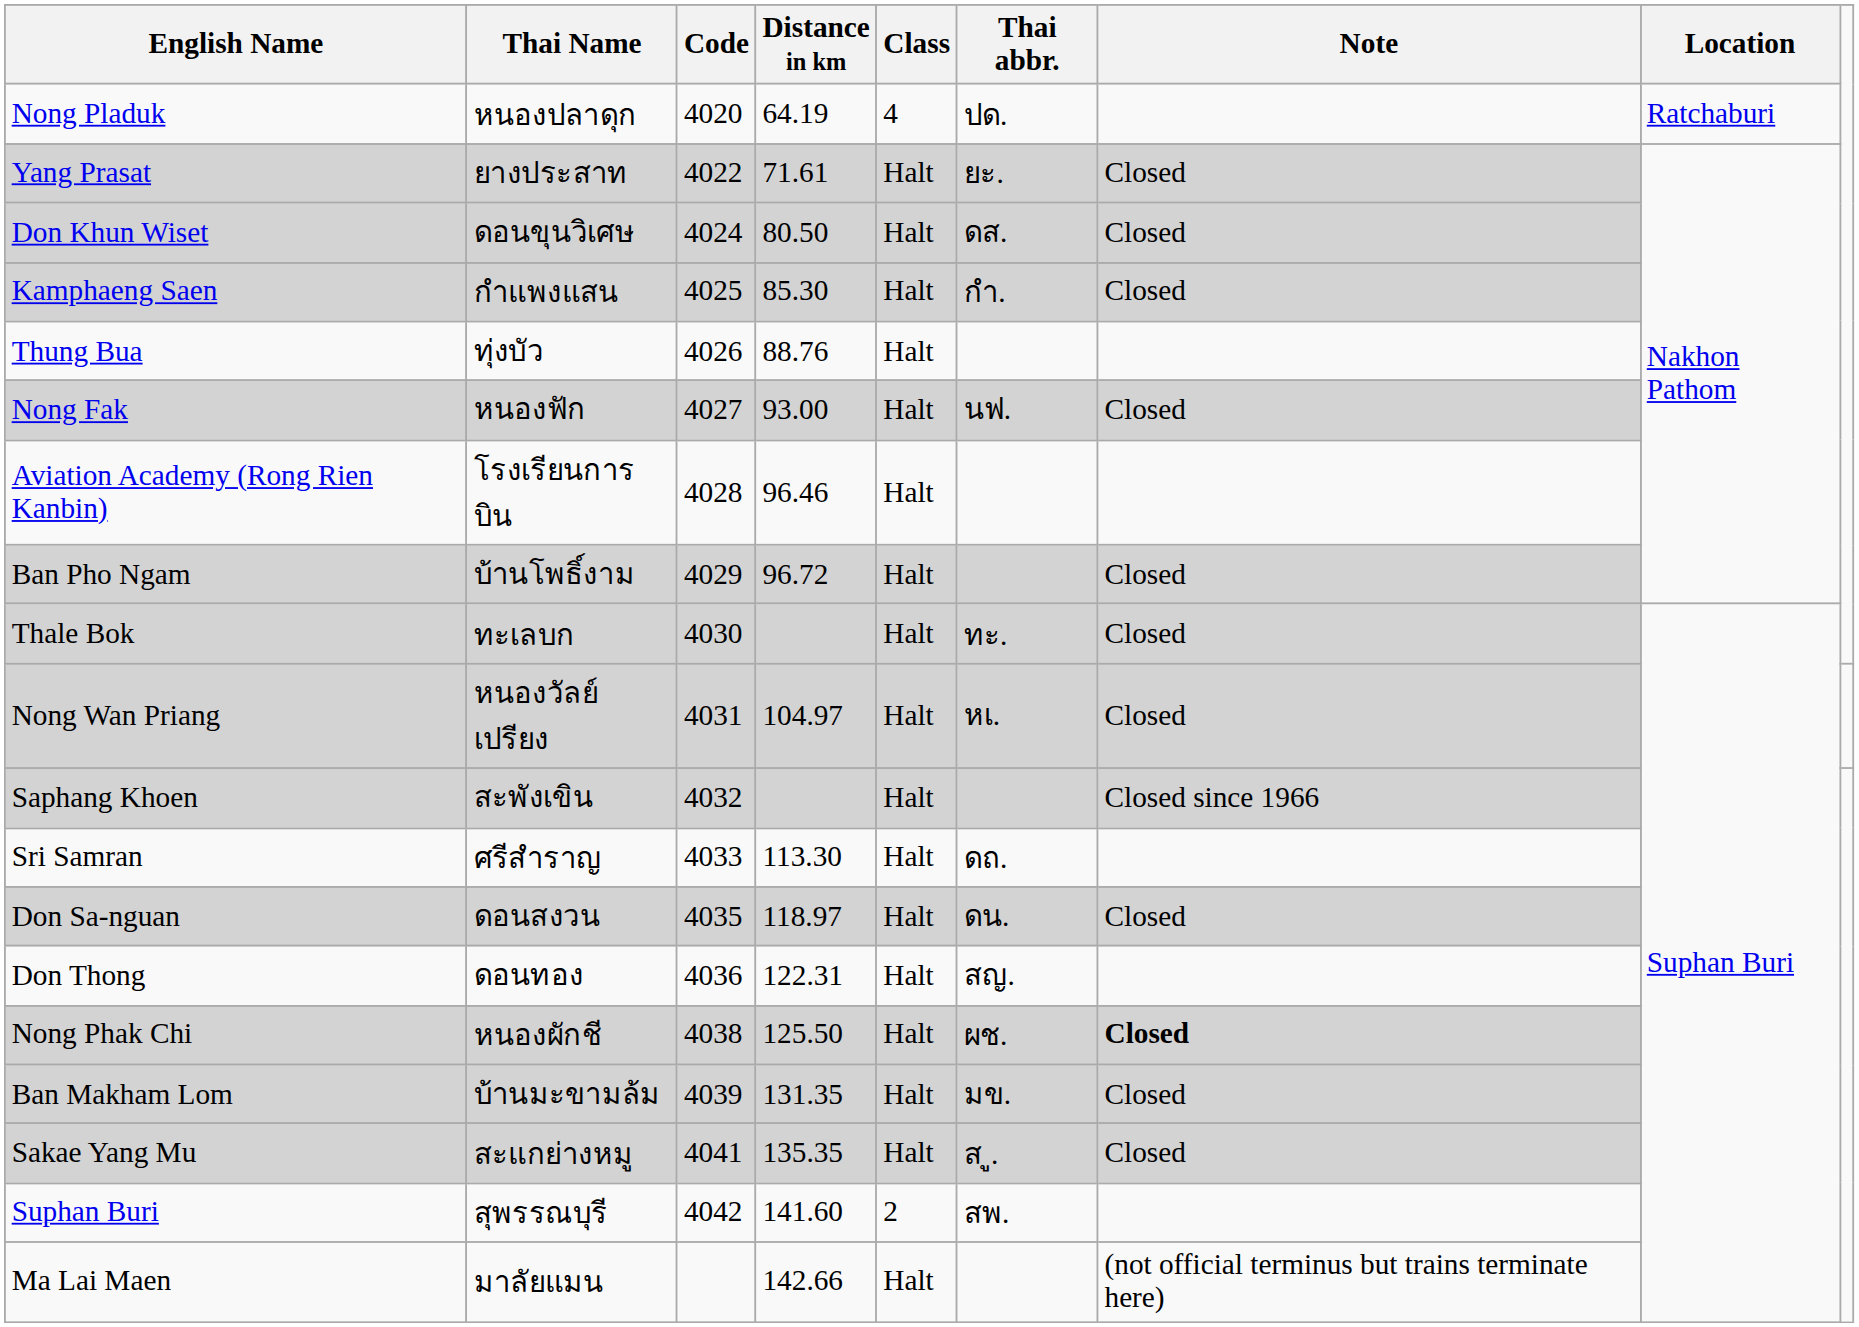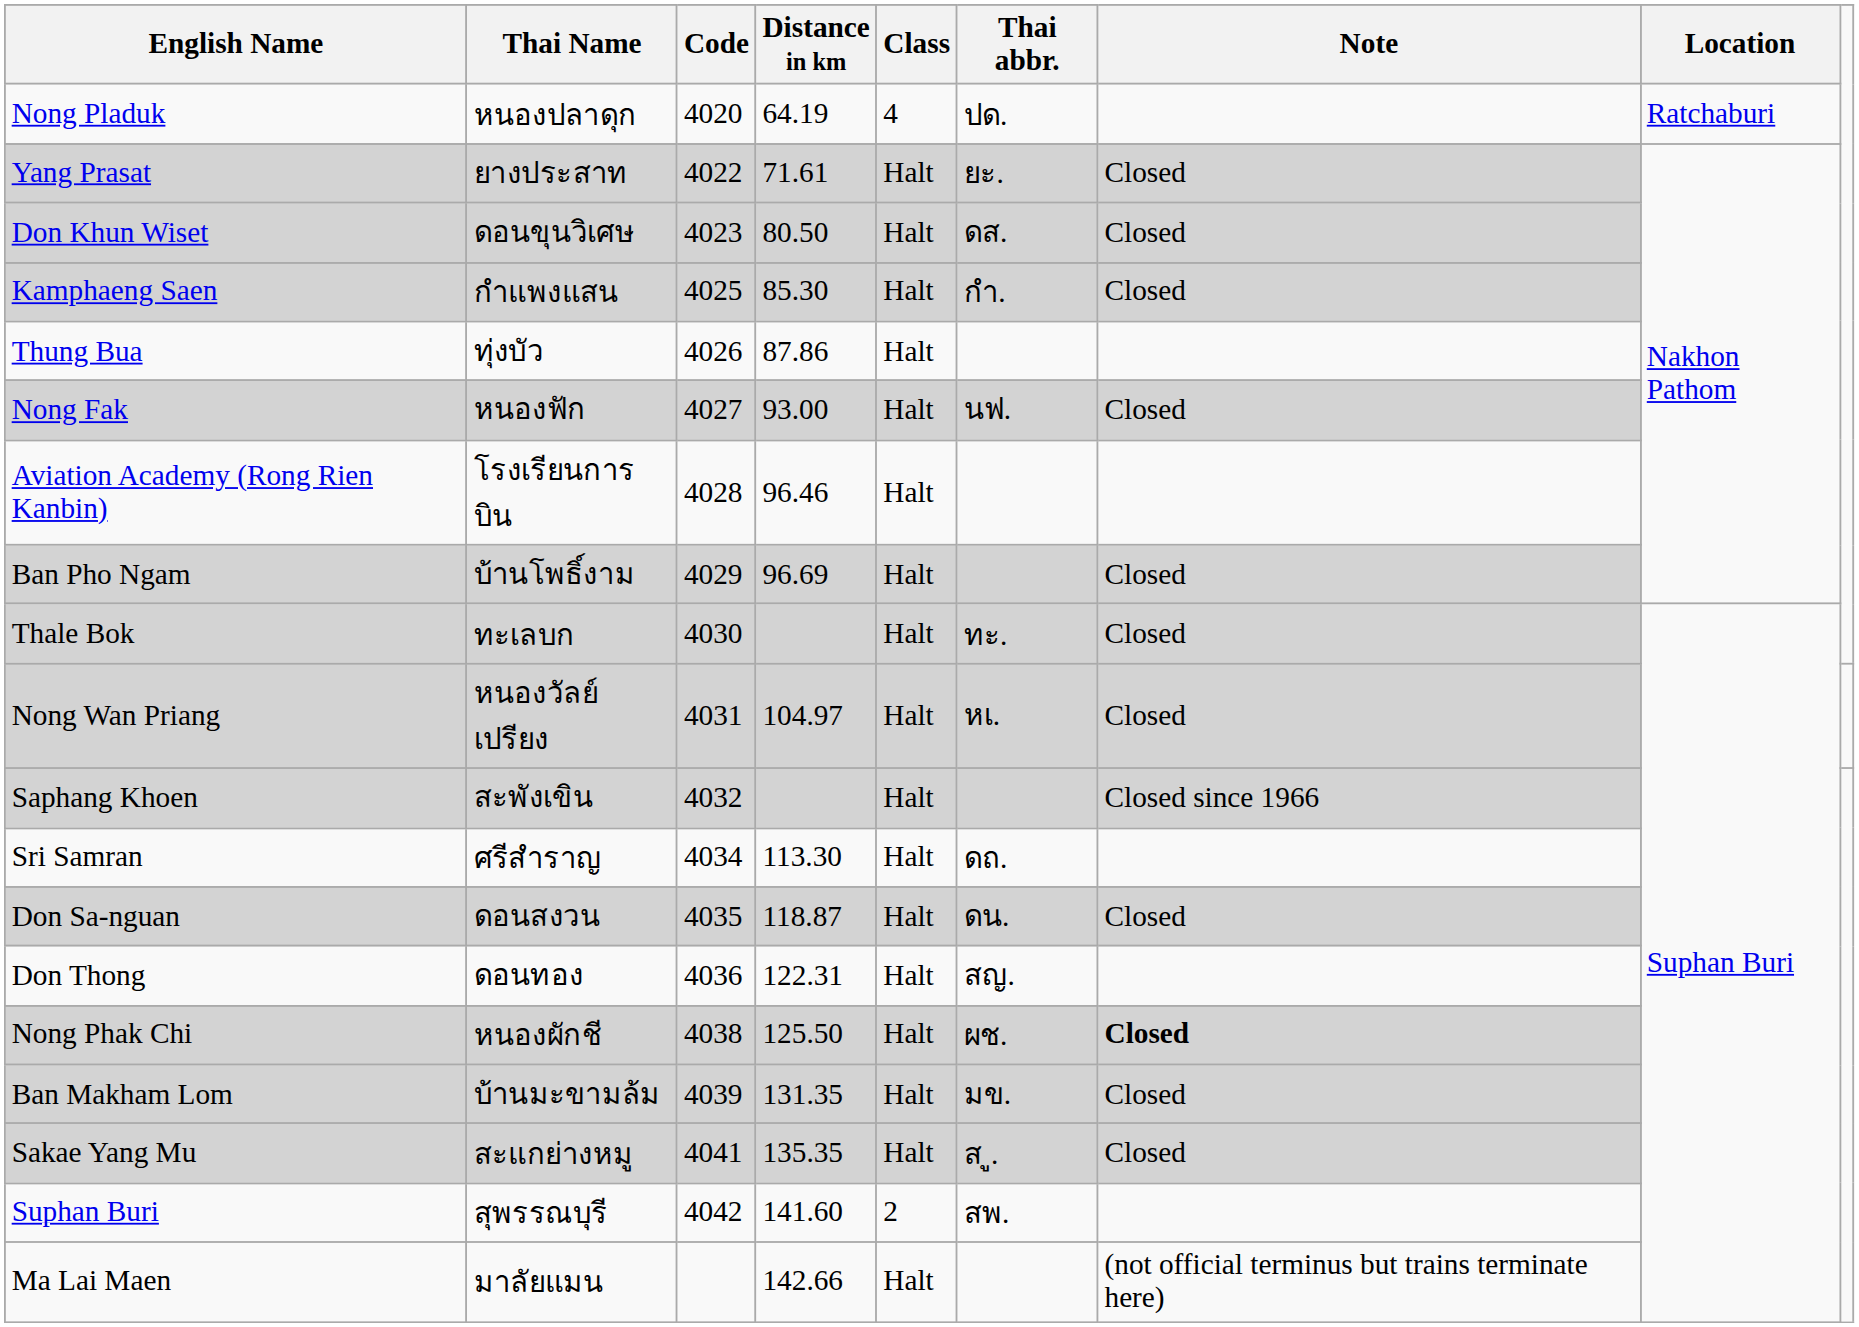(713, 231) 4024 -> (713, 231) 4023
(795, 350) 88.76 -> (795, 350) 87.86
(795, 573) 96.72 -> (795, 573) 96.69
(713, 856) 4033 -> (713, 856) 4034
(802, 915) 118.97 -> (802, 915) 118.87
